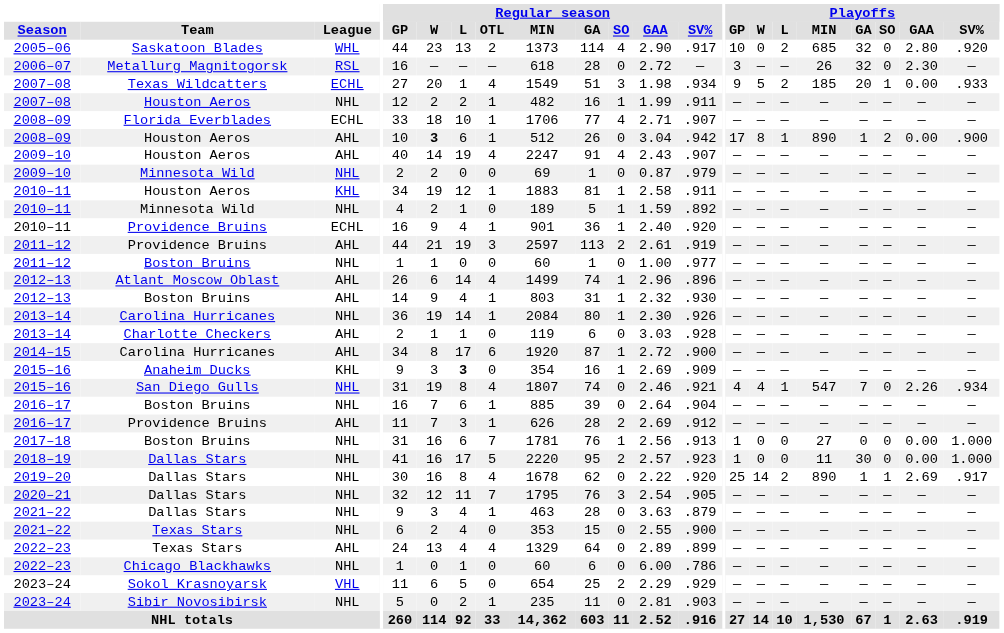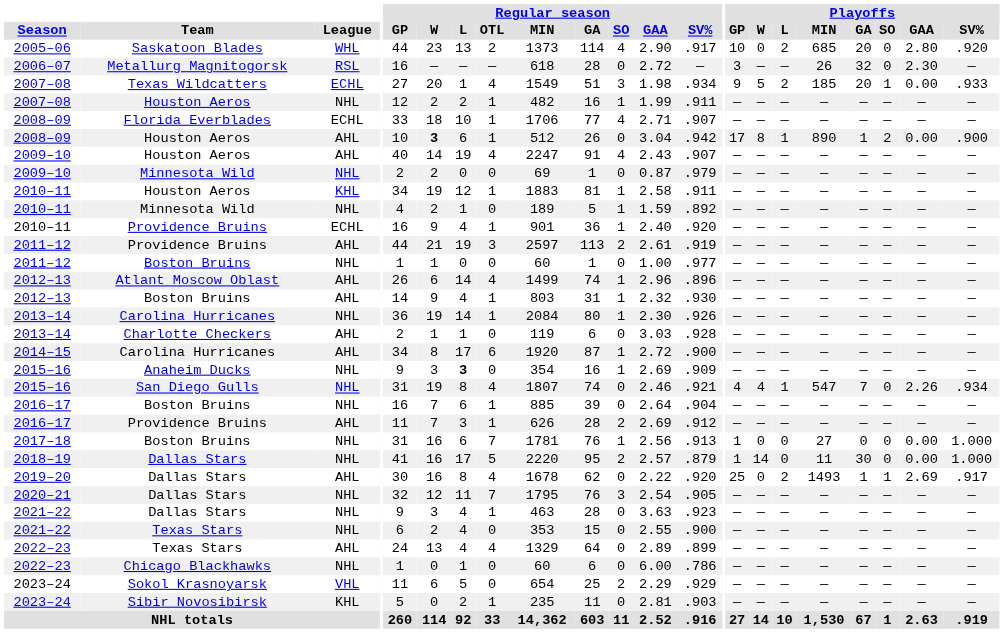(864, 49) 32 -> (864, 49) 20
(347, 370) KHL -> (347, 370) NHL
(700, 459) .923 -> (700, 459) .879
(761, 459) 0 -> (761, 459) 14
(347, 477) NHL -> (347, 477) AHL
(761, 477) 14 -> (761, 477) 0
(824, 477) 890 -> (824, 477) 1493
(700, 513) .879 -> (700, 513) .923
(347, 602) NHL -> (347, 602) KHL
